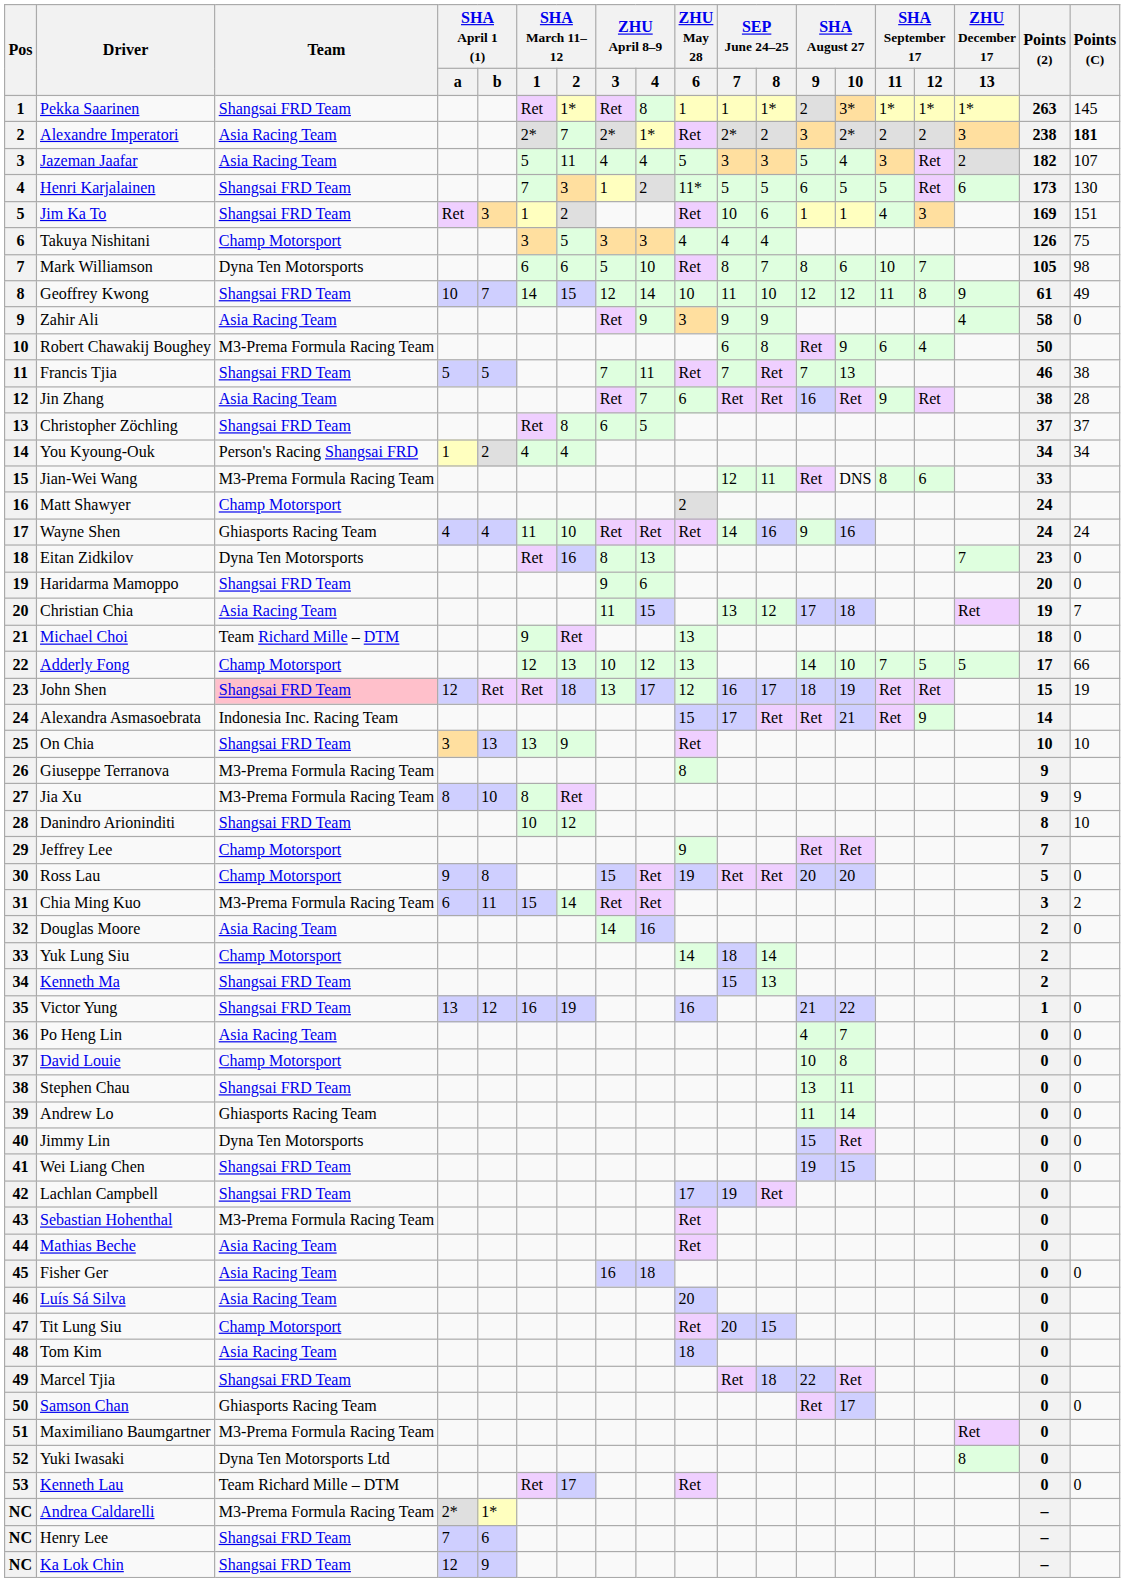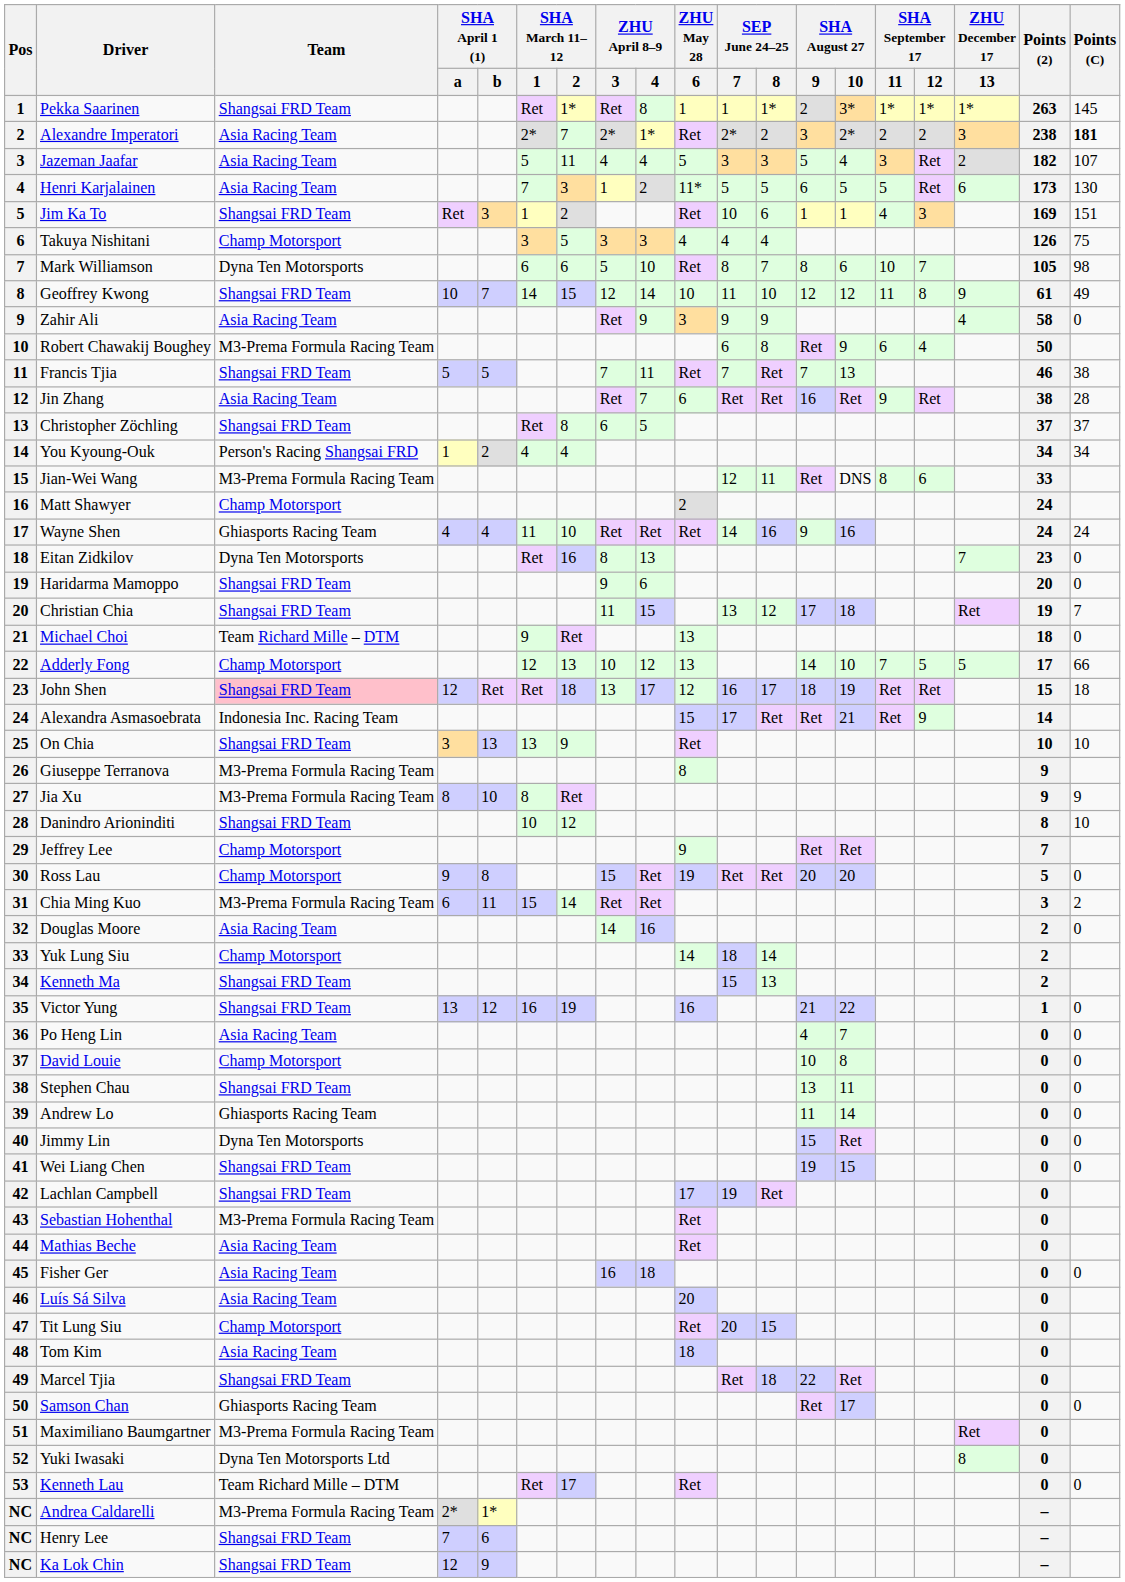(285, 187) Shangsai FRD Team -> (278, 187) Asia Racing Team
(278, 611) Asia Racing Team -> (285, 611) Shangsai FRD Team
(1082, 690) 19 -> (1082, 690) 18
